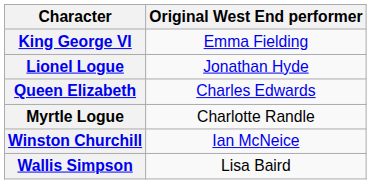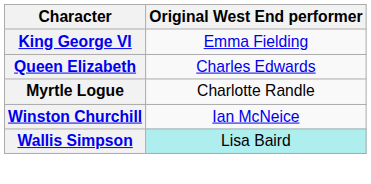- row: (75, 66)
(256, 166) no background -> (256, 141) paleturquoise background
